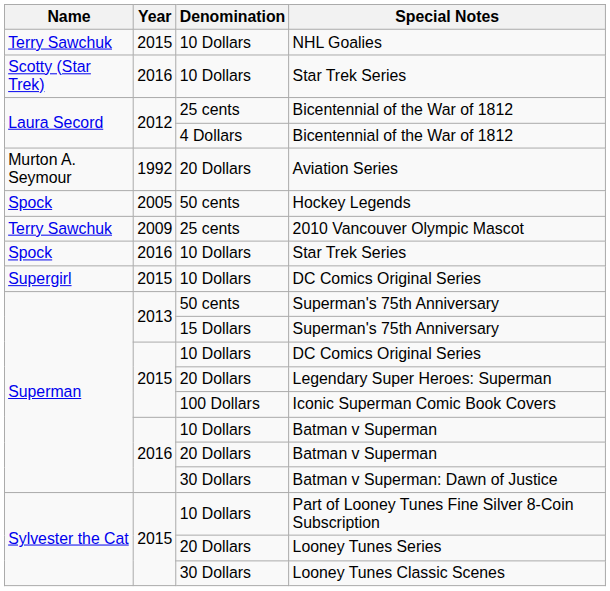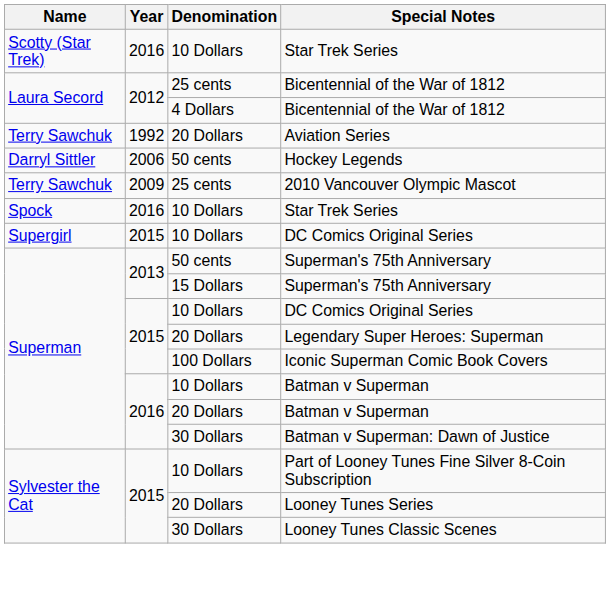- row: (215, 42)
(42, 169) Murton A. Seymour -> (60, 135) Terry Sawchuk
(30, 203) Spock -> (52, 160) Darryl Sittler
(155, 203) 2005 -> (147, 160) 2006
